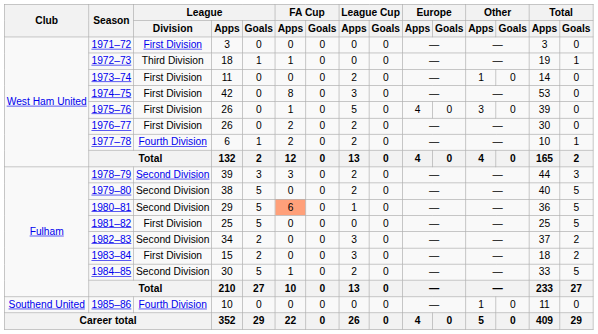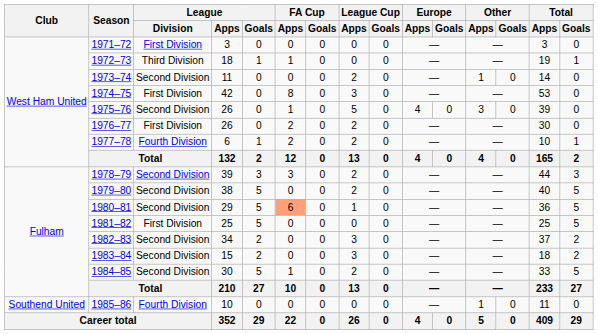(173, 77) First Division -> (173, 77) Second Division
(173, 110) First Division -> (173, 110) Second Division
(173, 256) First Division -> (173, 256) Second Division
